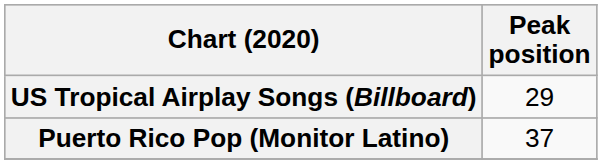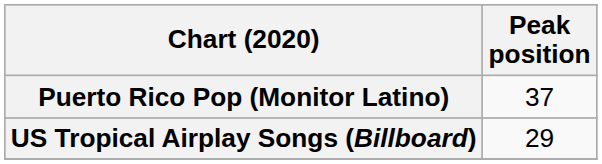rows swapped: (244, 138) <-> (244, 96)
